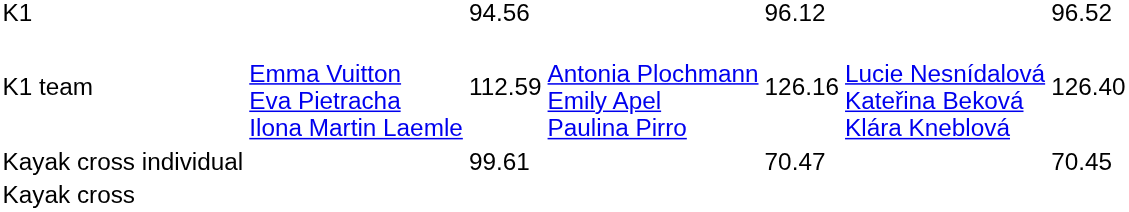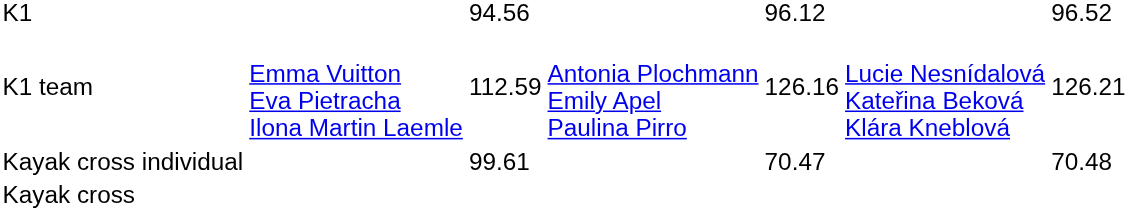(1088, 87) 126.40 -> (1088, 87) 126.21
(1082, 161) 70.45 -> (1082, 161) 70.48
